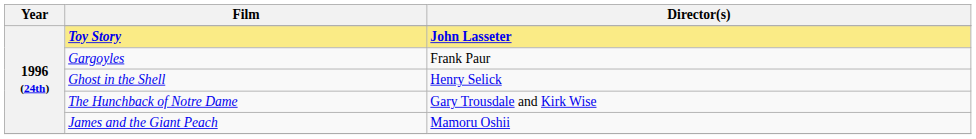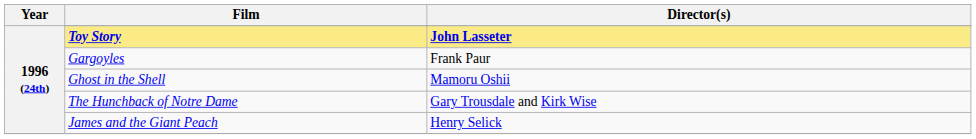(466, 79) Henry Selick -> (470, 79) Mamoru Oshii
(470, 123) Mamoru Oshii -> (466, 123) Henry Selick
